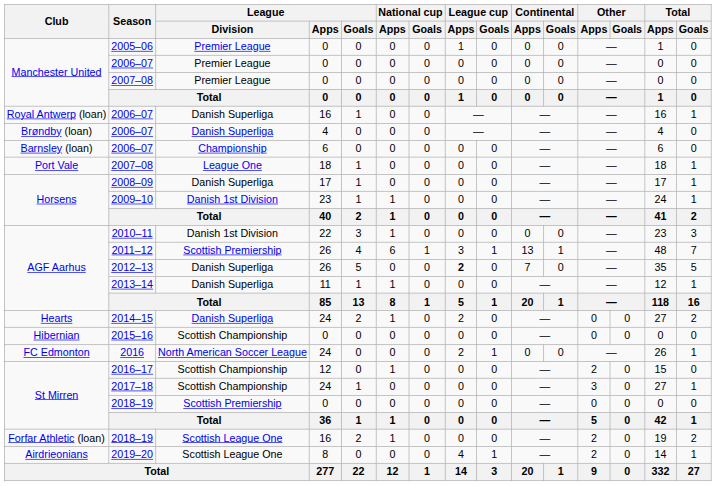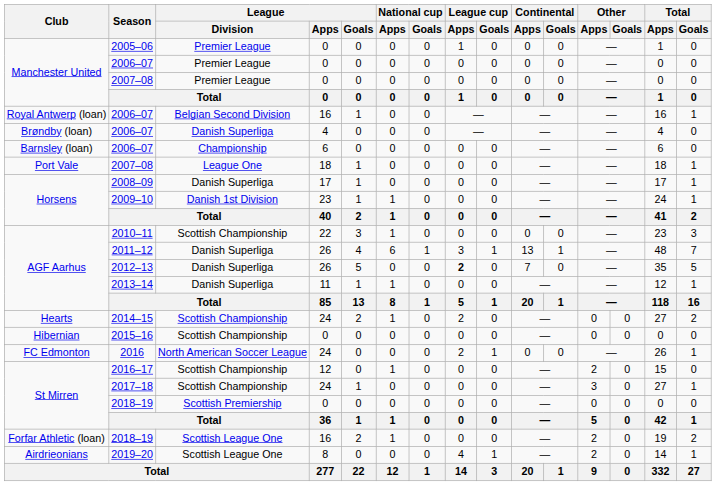(232, 115) Danish Superliga -> (232, 115) Belgian Second Division
(232, 234) Danish 1st Division -> (232, 234) Scottish Championship
(232, 251) Scottish Premiership -> (232, 251) Danish Superliga
(232, 319) Danish Superliga -> (232, 319) Scottish Championship
